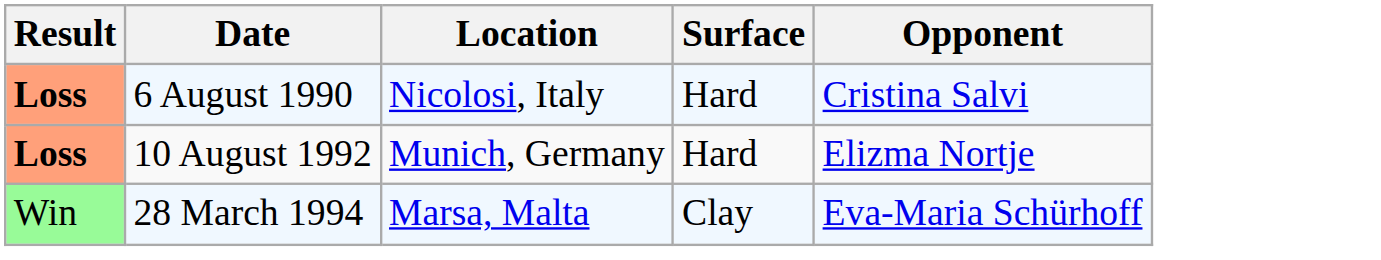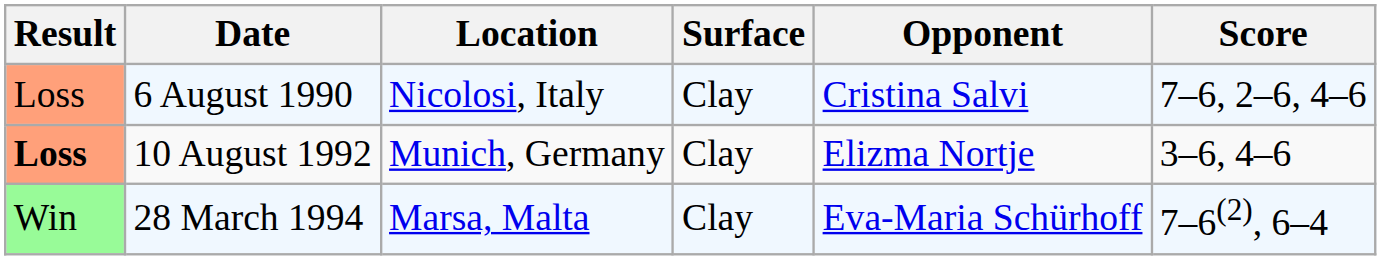+ column: (1263, 34)
(50, 93) bold -> (49, 93) normal
(720, 93) Hard -> (718, 93) Clay
(720, 153) Hard -> (718, 153) Clay
